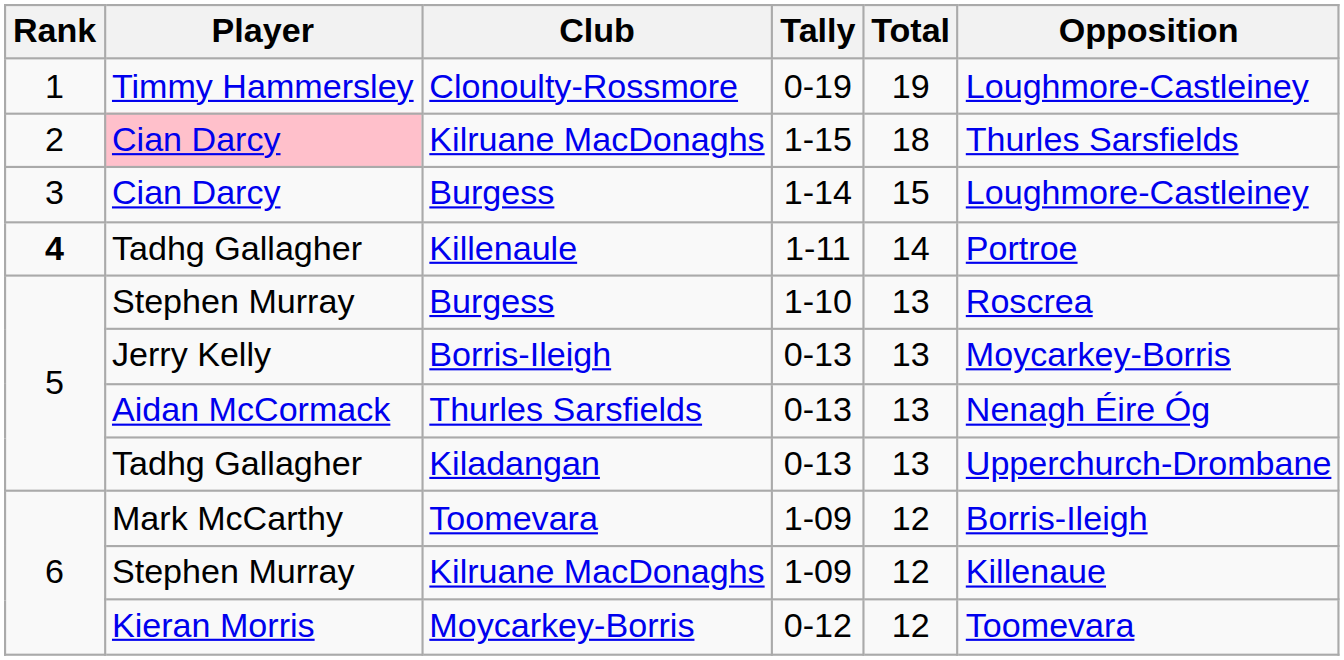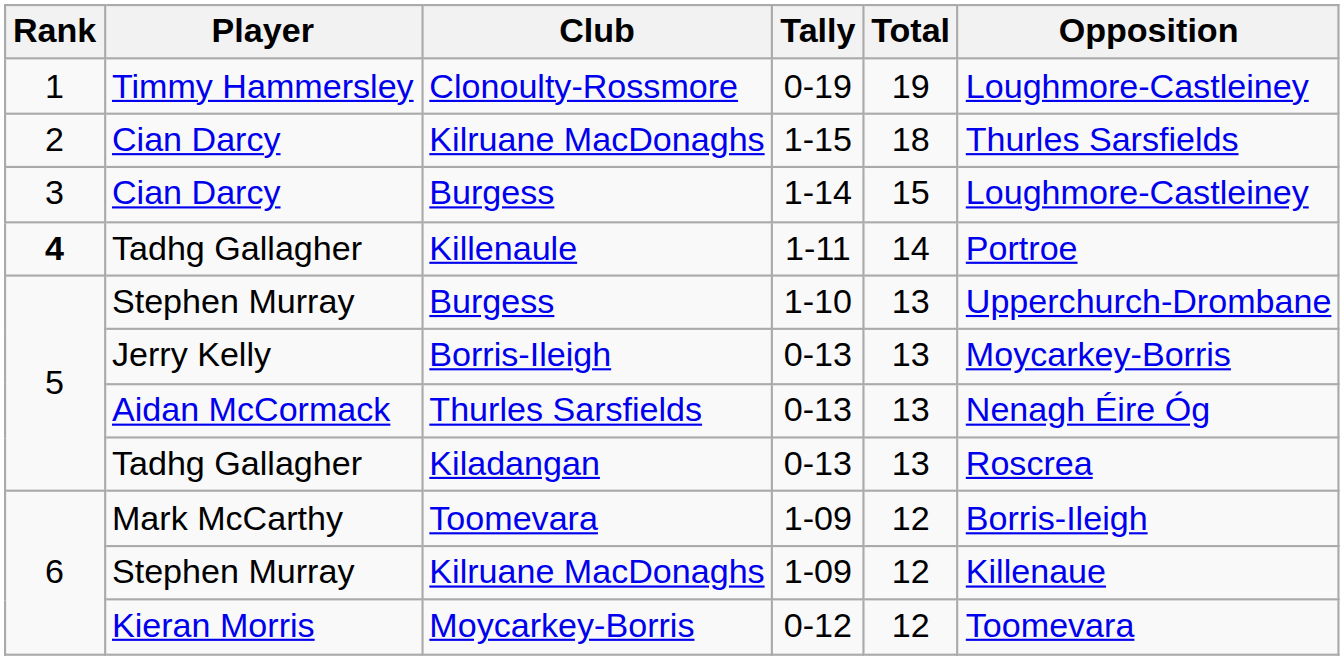(196, 139) pink background -> (196, 139) no background
(1029, 301) Roscrea -> (1149, 301) Upperchurch-Drombane
(1149, 463) Upperchurch-Drombane -> (1029, 463) Roscrea
